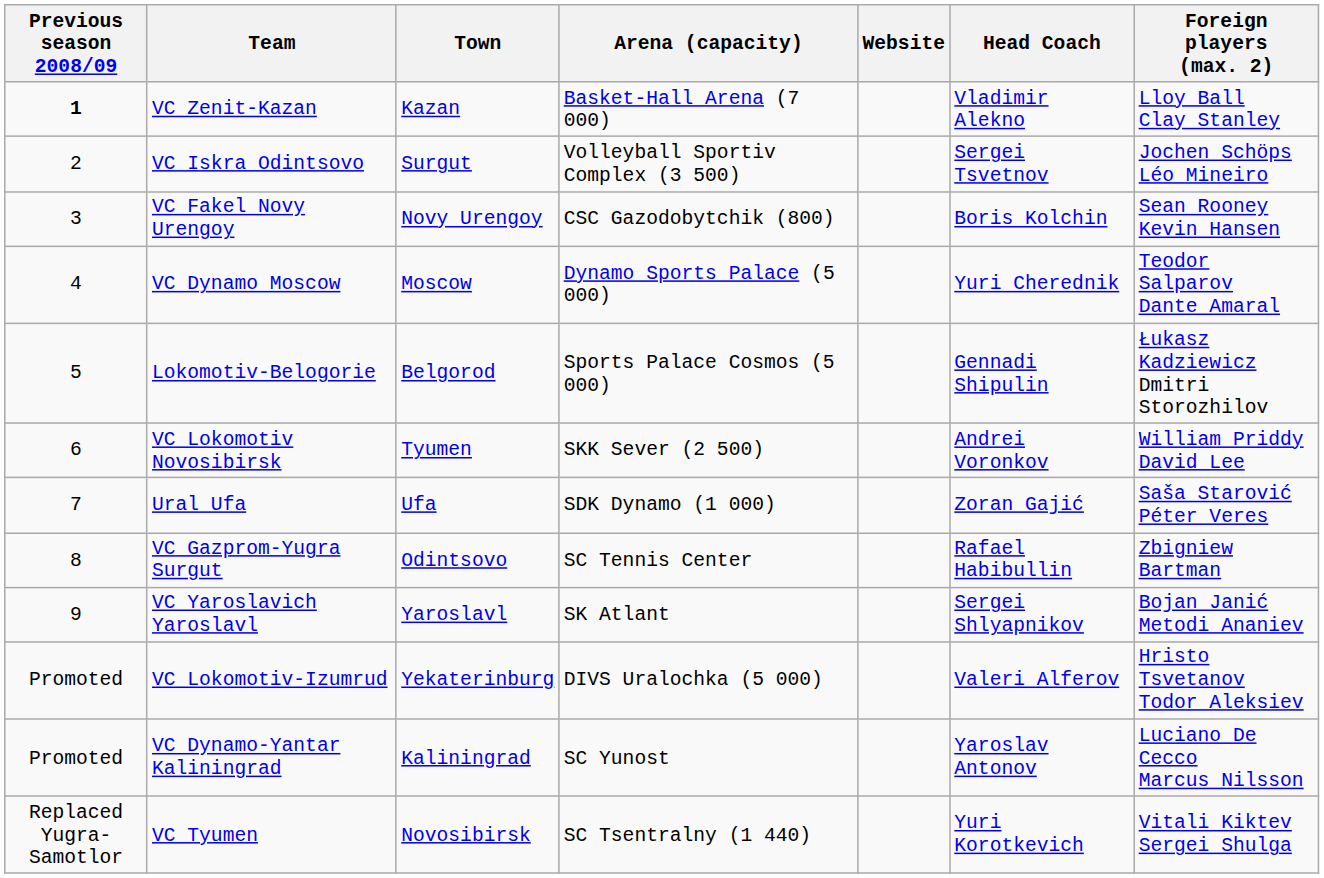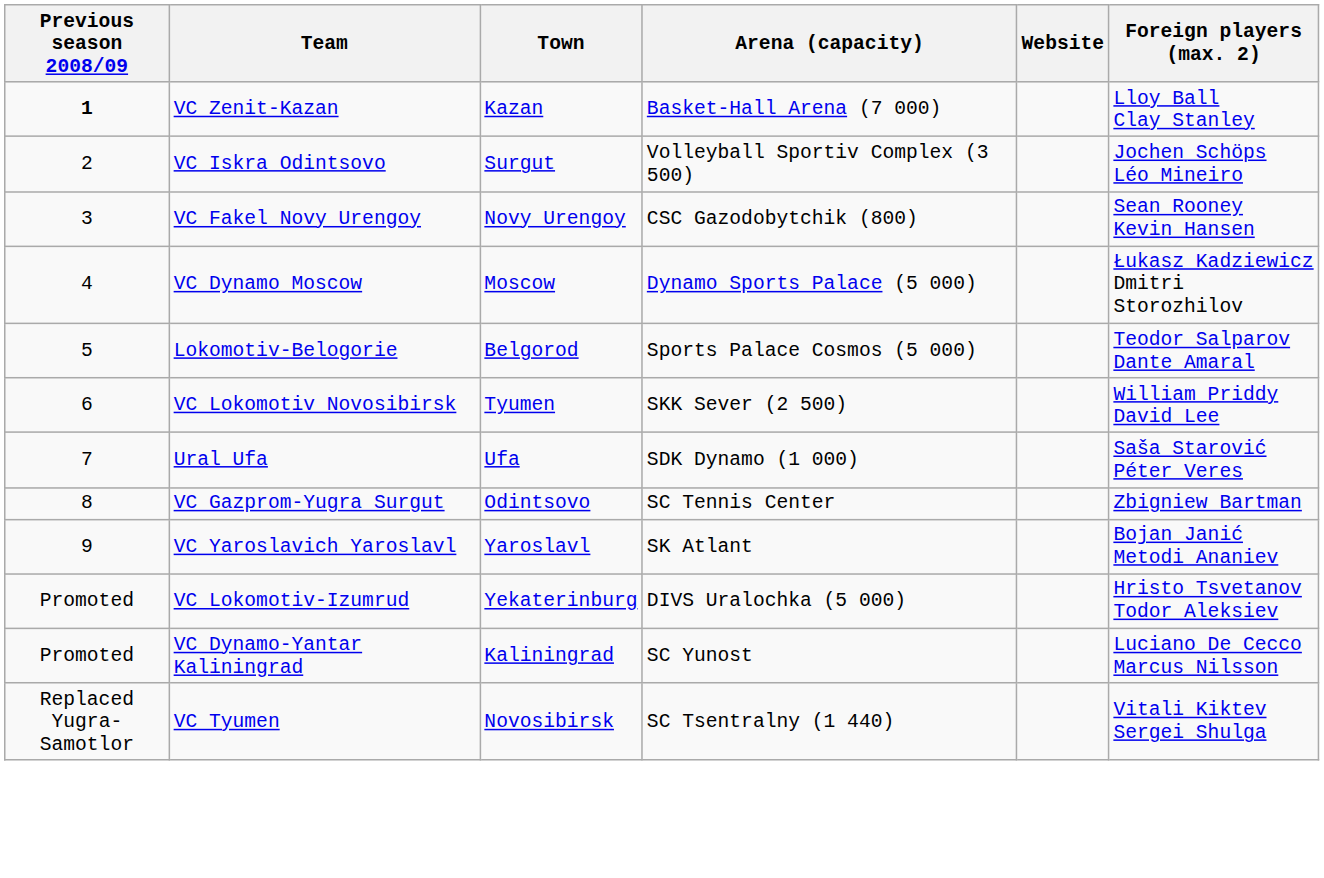- column: (1042, 43)
(1209, 285) Teodor Salparov Dante Amaral -> (1214, 285) Łukasz Kadziewicz Dmitri Storozhilov
(1203, 373) Łukasz Kadziewicz Dmitri Storozhilov -> (1202, 351) Teodor Salparov Dante Amaral
